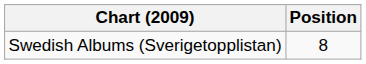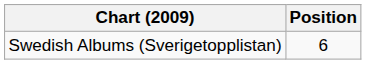(323, 45) 8 -> (323, 45) 6
